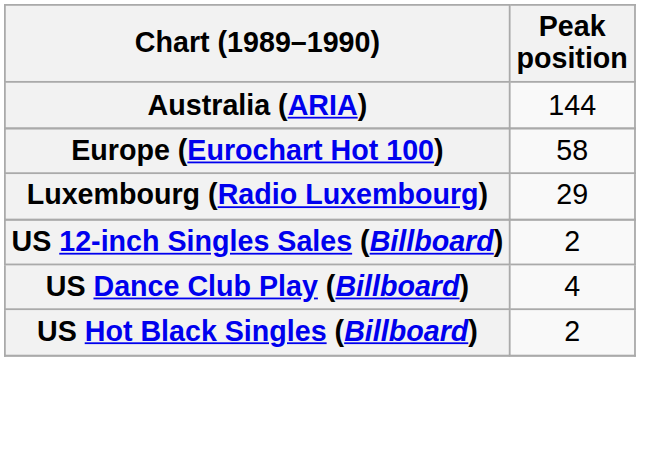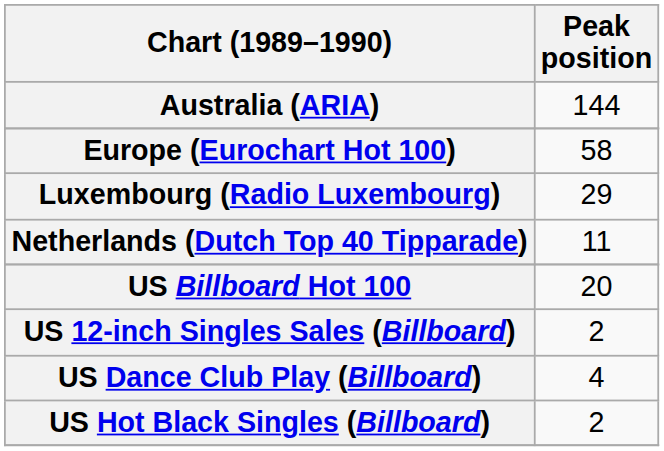+ row: (270, 241)
+ row: (270, 286)
